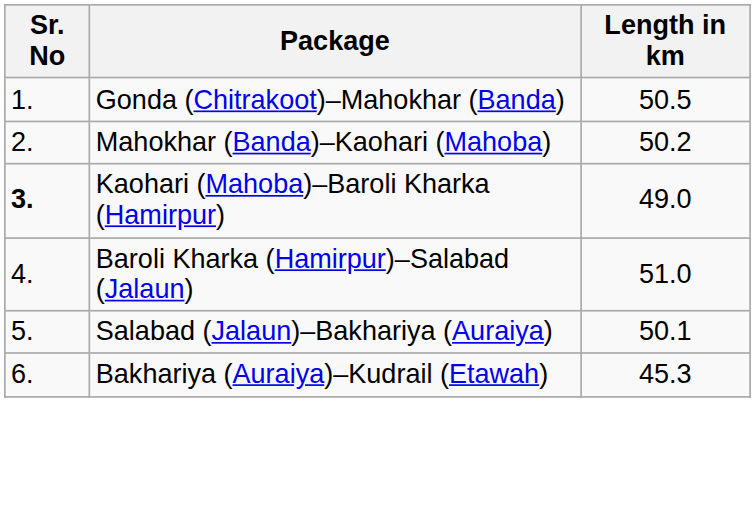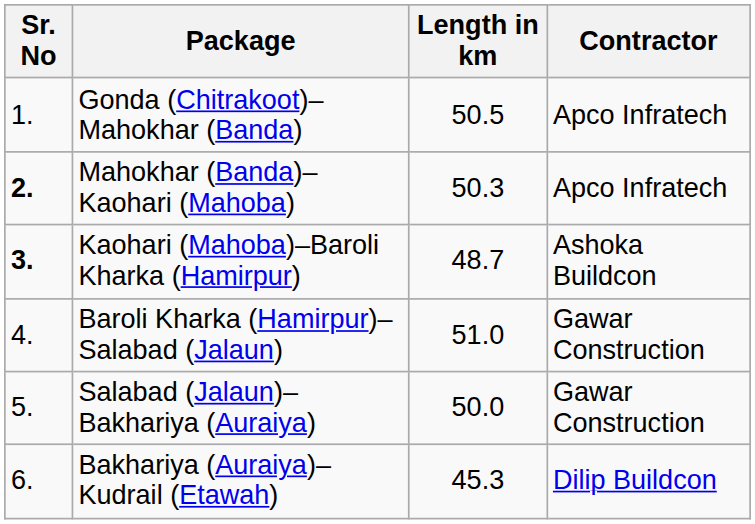+ column: (648, 41)
(22, 142) normal -> (22, 187) bold
(665, 142) 50.2 -> (478, 187) 50.3
(665, 200) 49.0 -> (478, 261) 48.7
(665, 331) 50.1 -> (478, 407) 50.0
